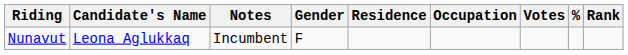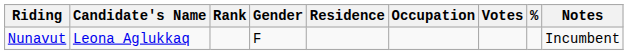columns swapped: (251, 16) <-> (603, 16)
